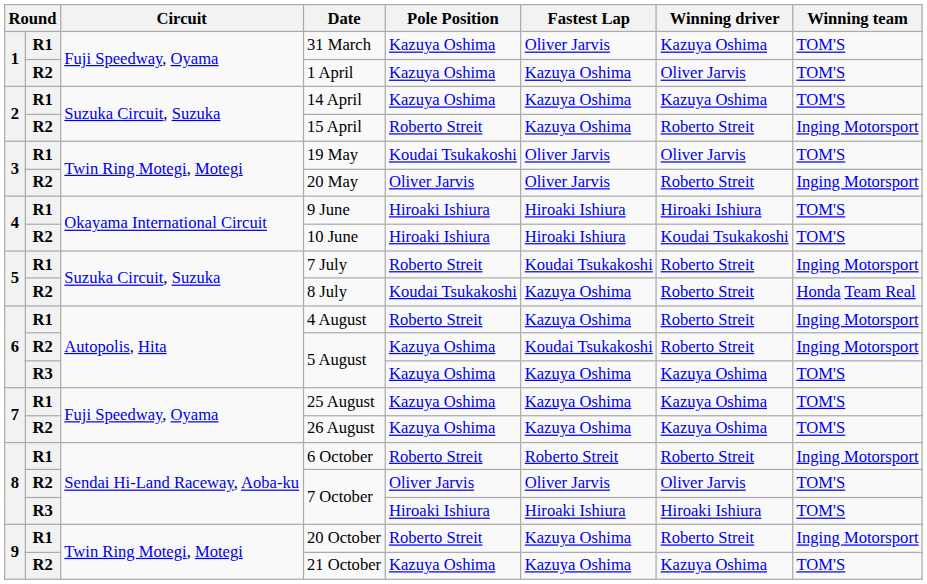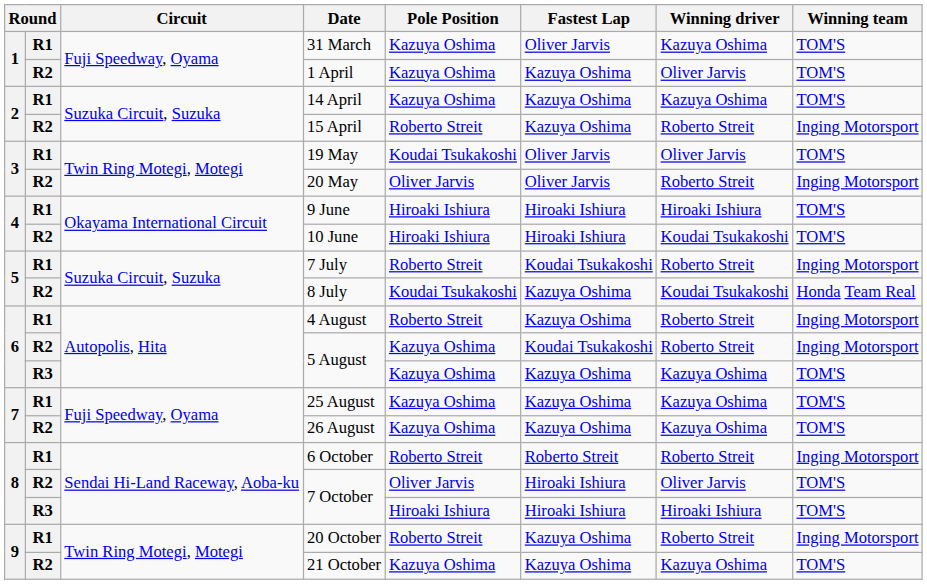(707, 291) Roberto Streit -> (725, 291) Koudai Tsukakoshi
(567, 483) Oliver Jarvis -> (575, 483) Hiroaki Ishiura
